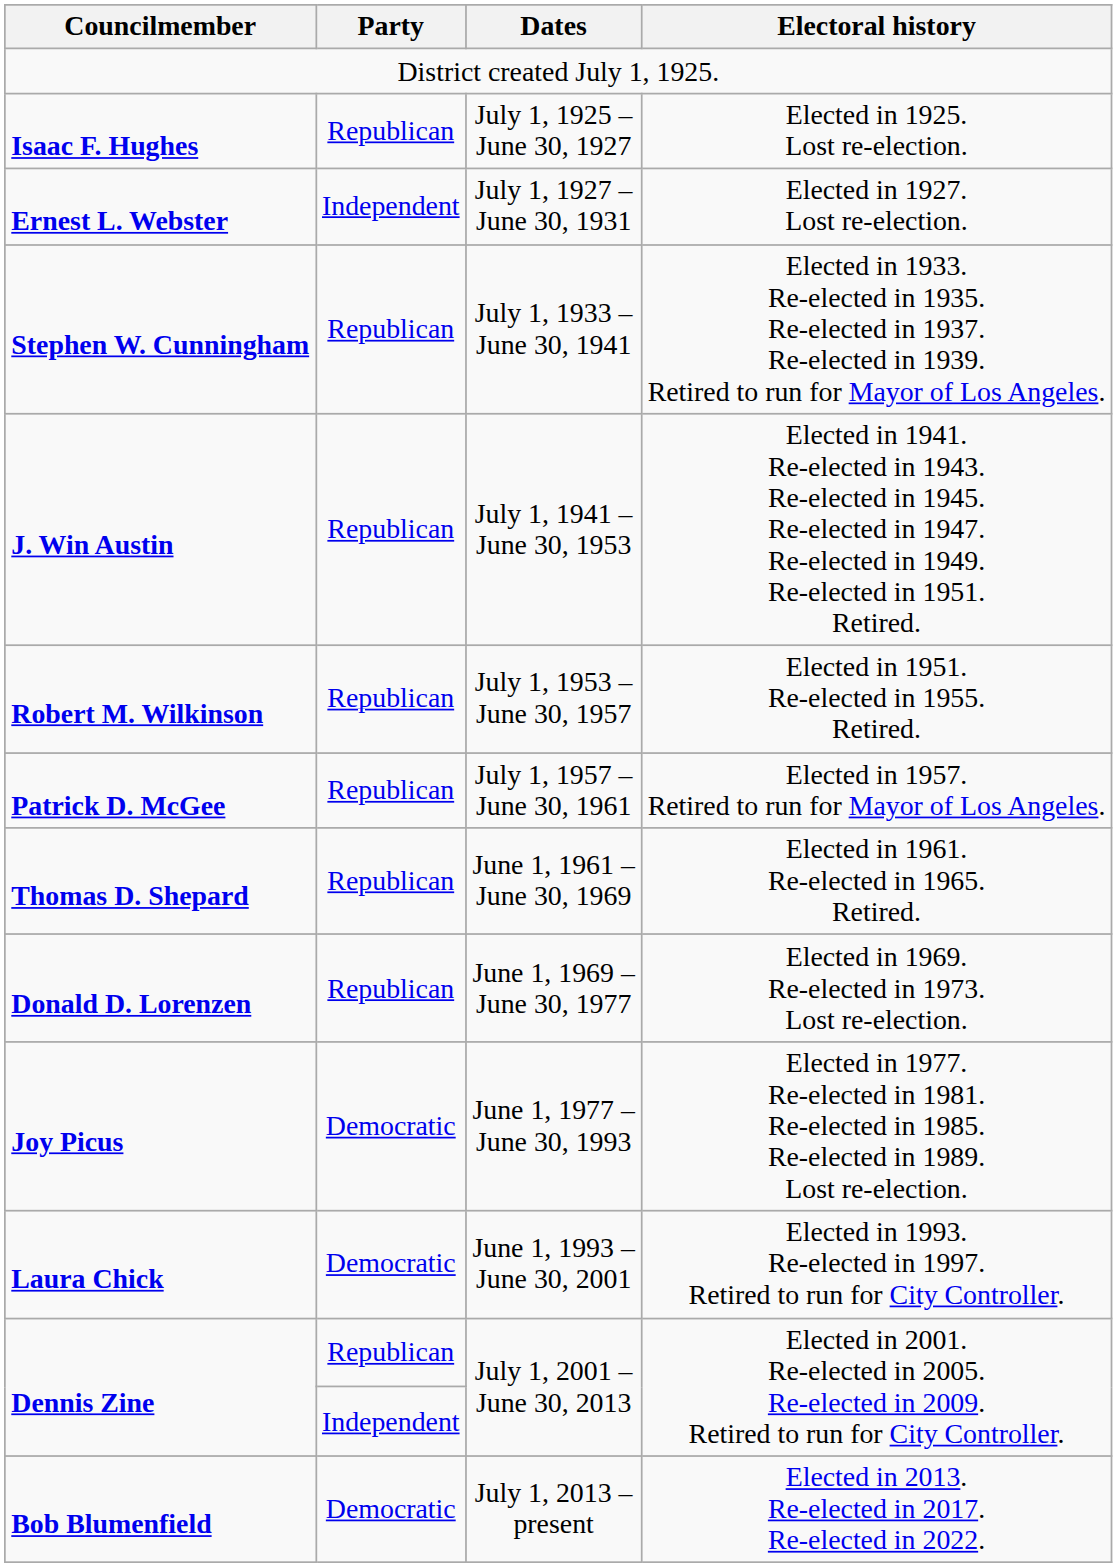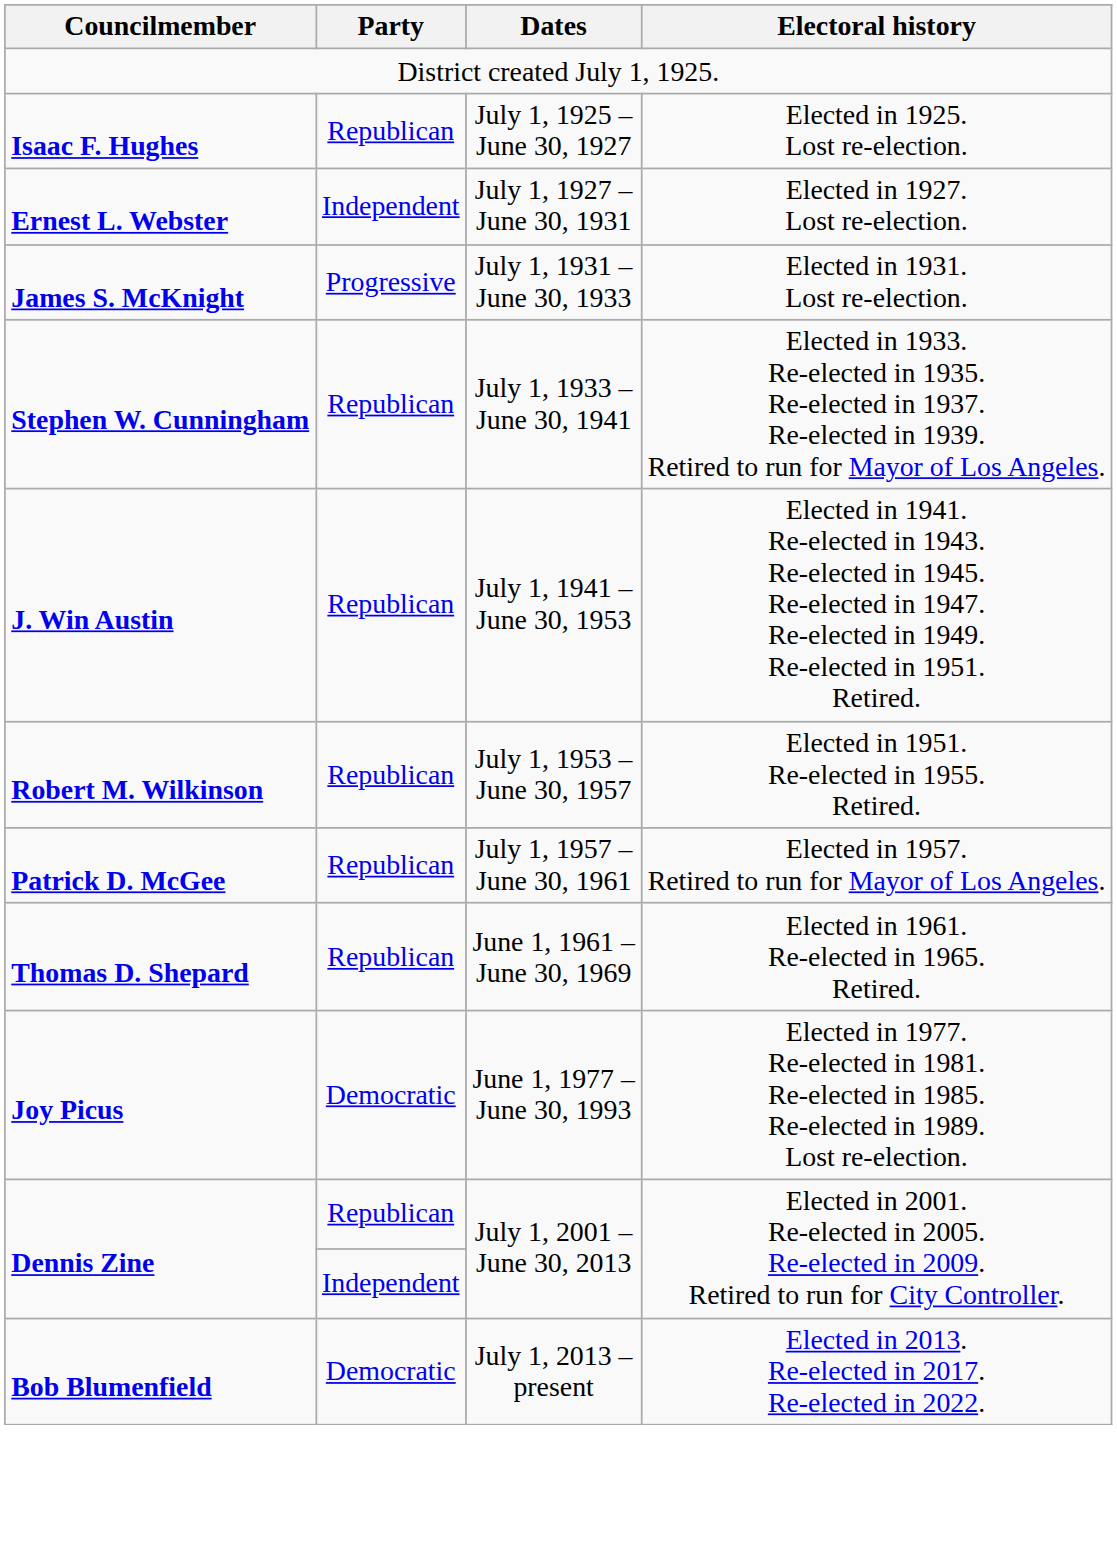+ row: (128, 297)
- row: (131, 1003)
- row: (87, 1279)
